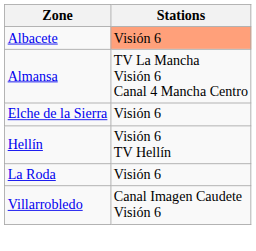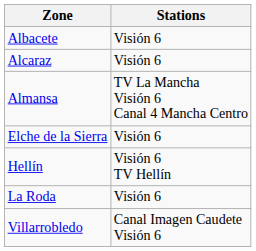(137, 37) lightsalmon background -> (137, 37) no background
+ row: (30, 60)
